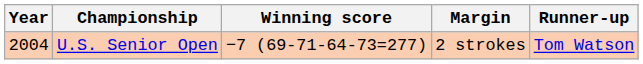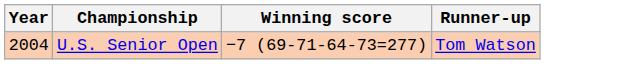- column: (480, 18)
